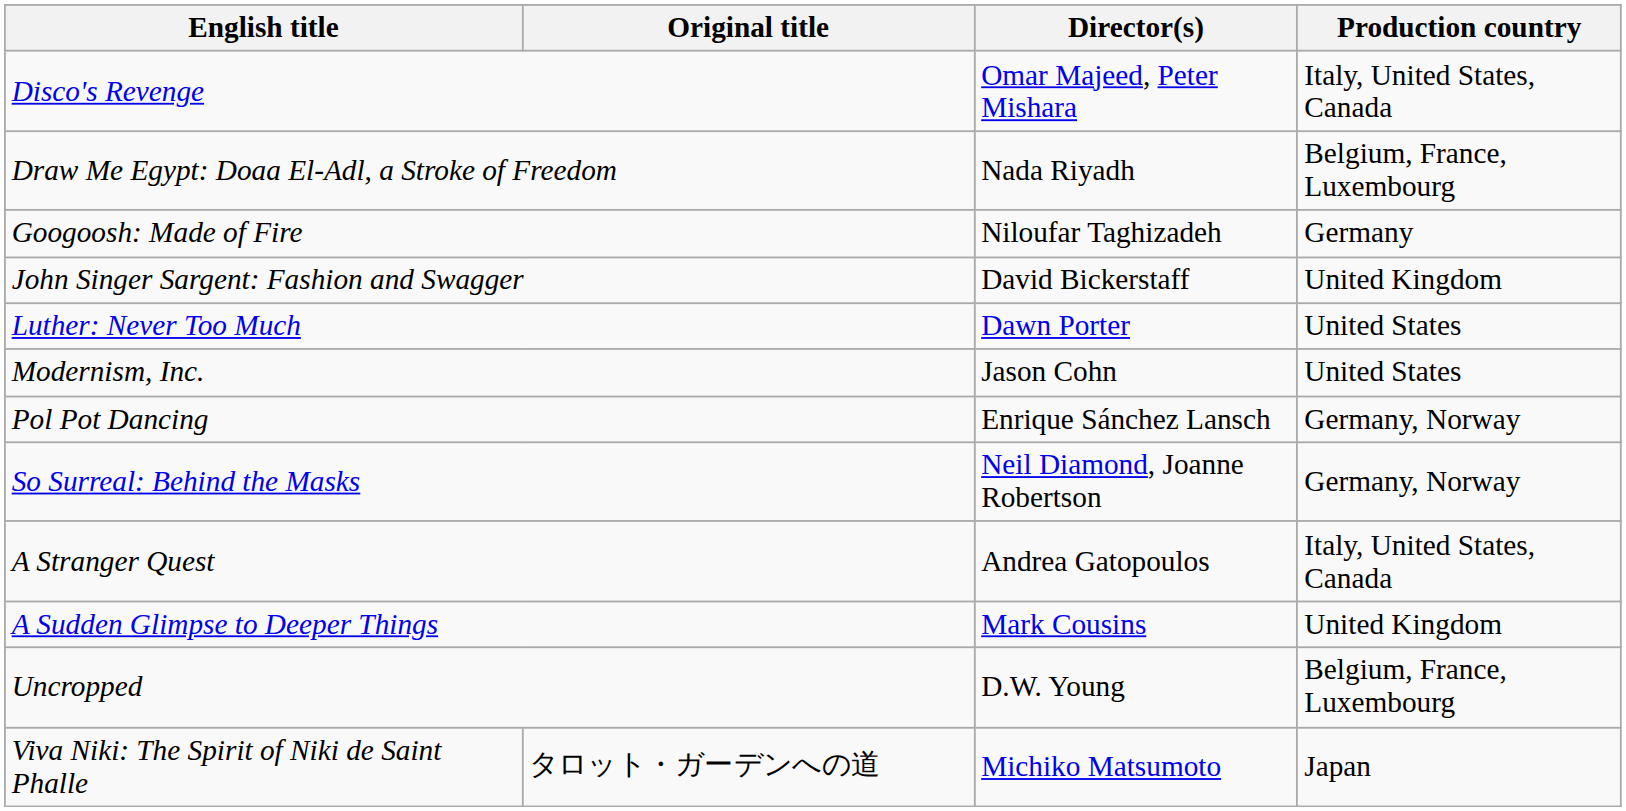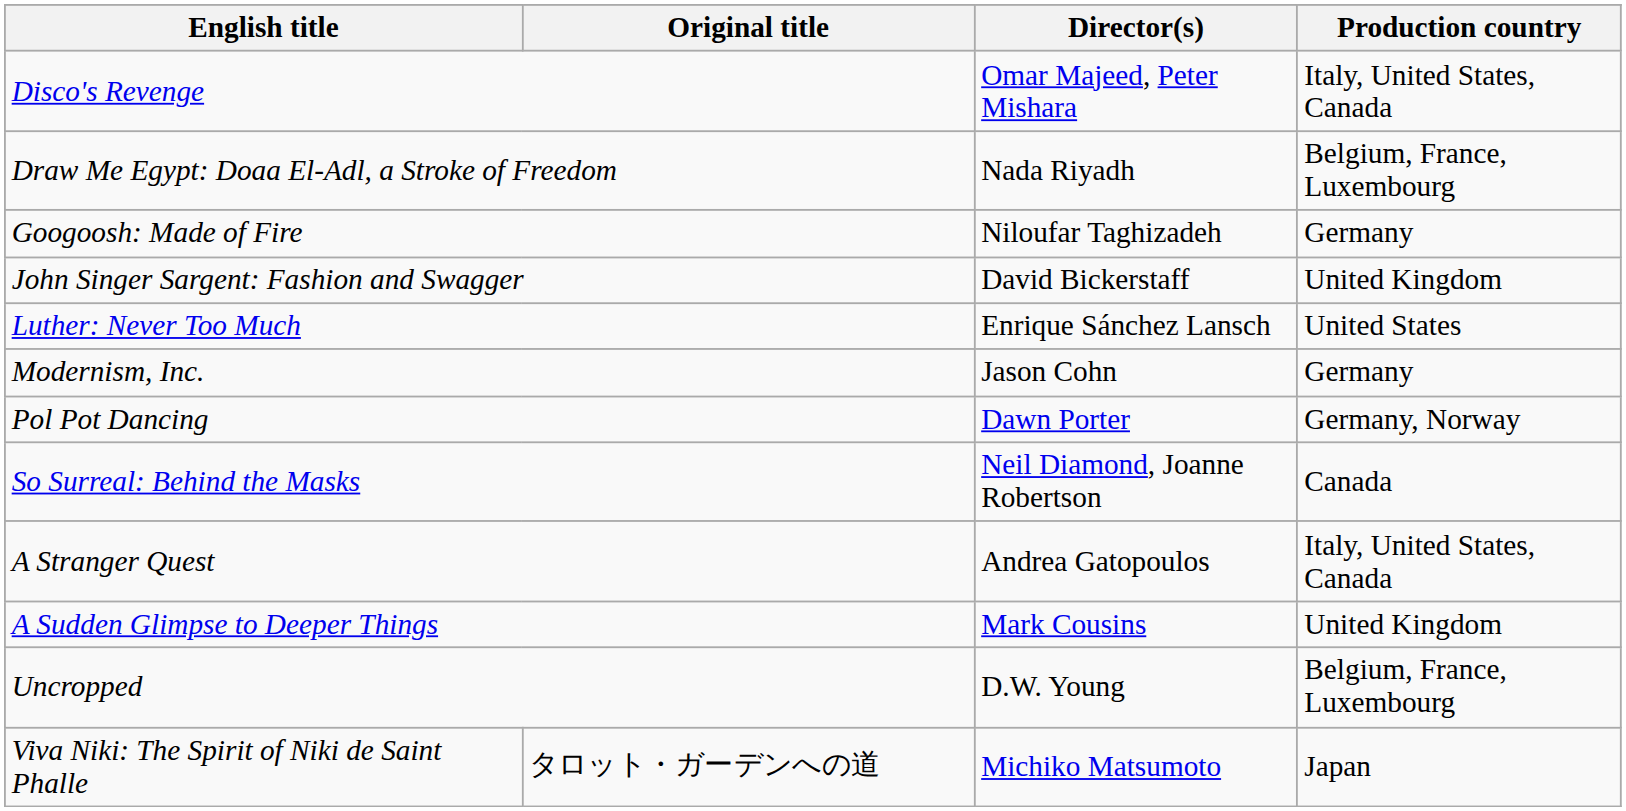(1056, 325) Dawn Porter -> (1126, 325) Enrique Sánchez Lansch
(1383, 372) United States -> (1359, 372) Germany
(1126, 418) Enrique Sánchez Lansch -> (1056, 418) Dawn Porter
(1412, 481) Germany, Norway -> (1348, 481) Canada
